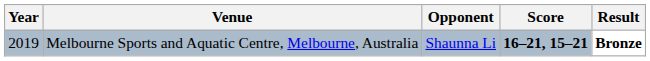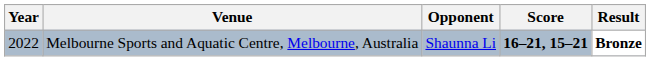(24, 43) 2019 -> (24, 43) 2022
